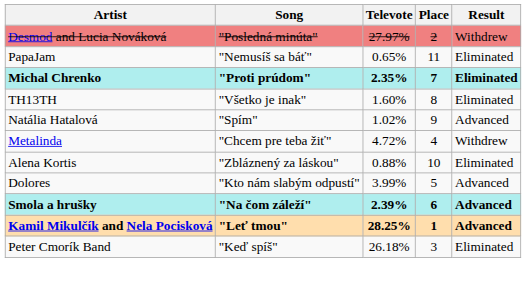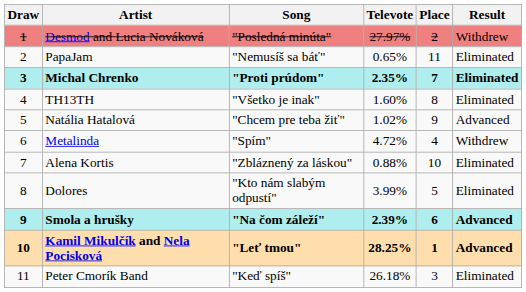+ column: (23, 15)
(238, 120) "Spím" -> (289, 120) "Chcem pre teba žiť"
(275, 141) "Chcem pre teba žiť" -> (252, 141) "Spím"
(482, 183) Advanced -> (485, 190) Eliminated
